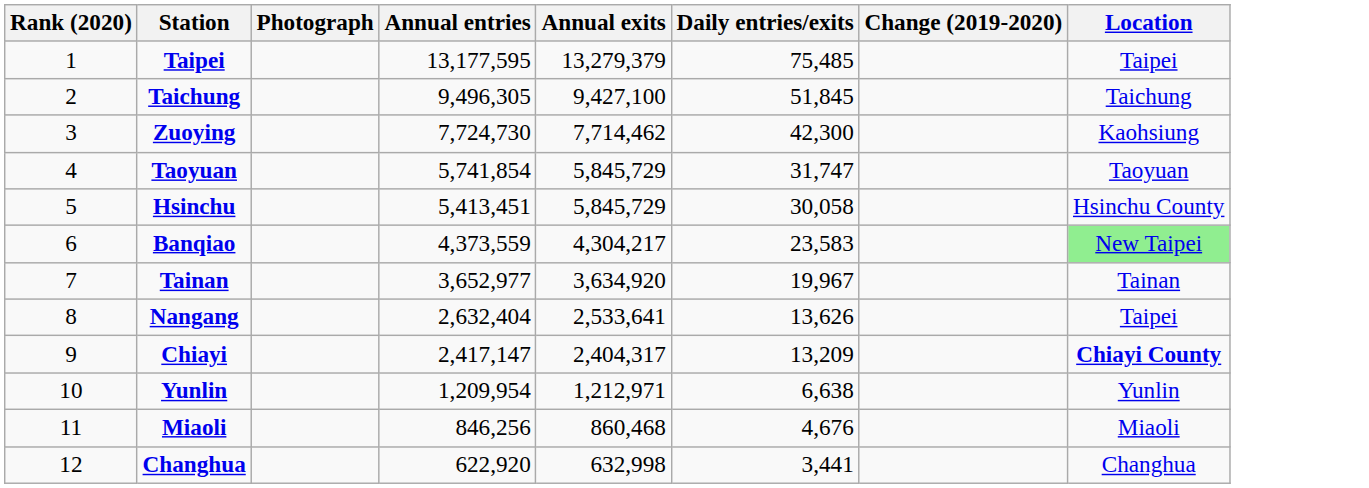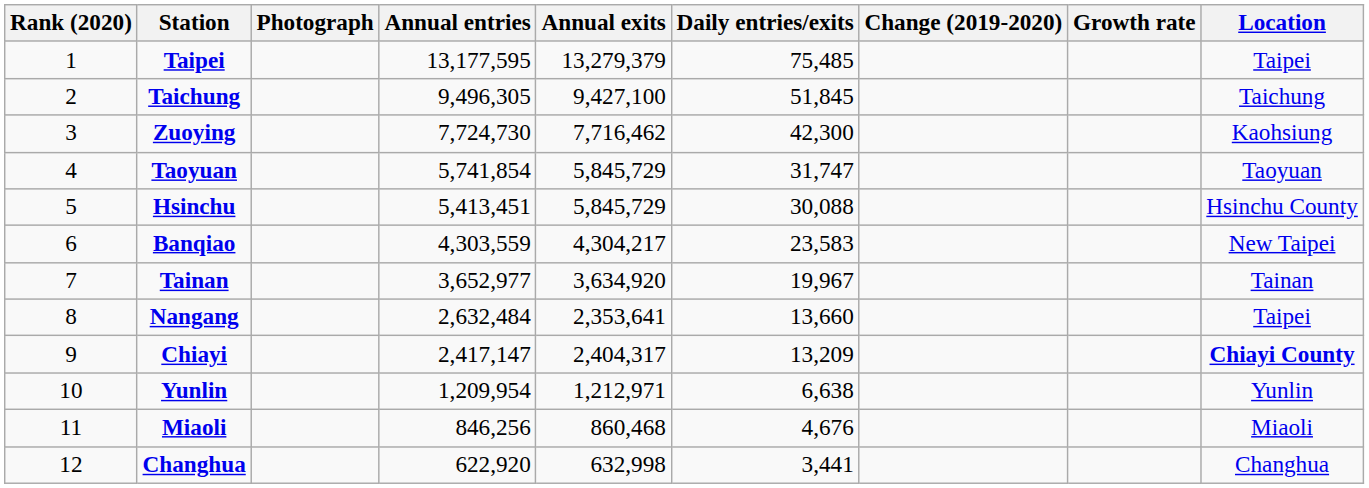+ column: (1134, 22)
(619, 133) 7,714,462 -> (619, 133) 7,716,462
(822, 206) 30,058 -> (822, 206) 30,088
(484, 243) 4,373,559 -> (484, 243) 4,303,559
(1149, 243) lightgreen background -> (1282, 243) no background
(484, 317) 2,632,404 -> (484, 317) 2,632,484
(619, 317) 2,533,641 -> (619, 317) 2,353,641
(822, 317) 13,626 -> (822, 317) 13,660
